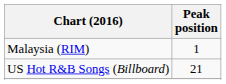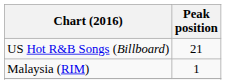rows swapped: (48, 48) <-> (88, 68)
